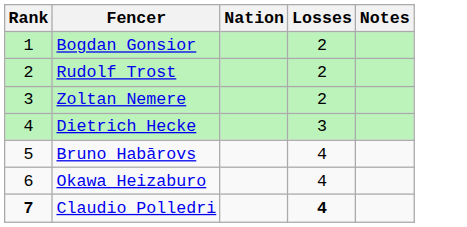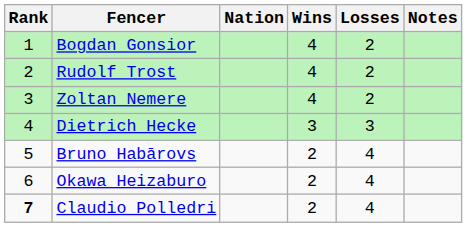+ column: (312, 18)
(322, 208) bold -> (370, 208) normal
